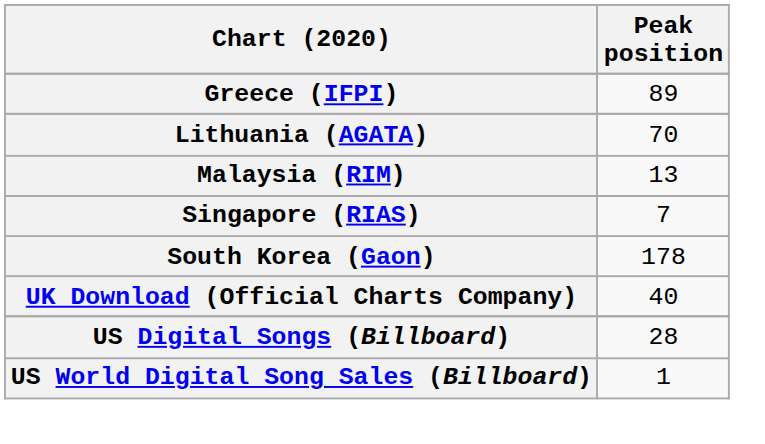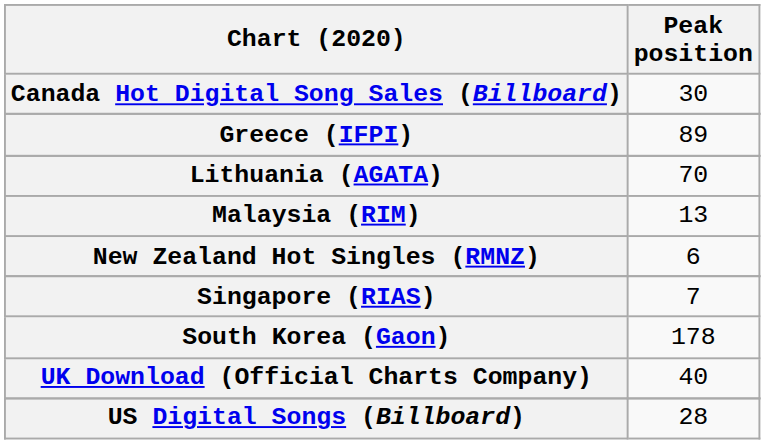+ row: (316, 94)
+ row: (316, 256)
- row: (301, 378)
